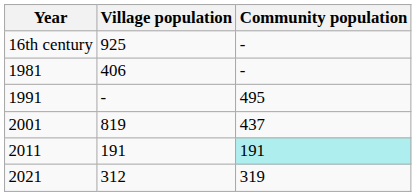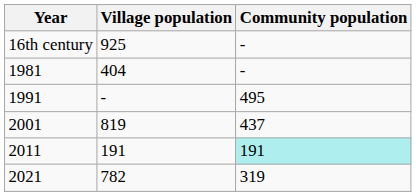(113, 71) 406 -> (113, 71) 404
(113, 177) 312 -> (113, 177) 782
